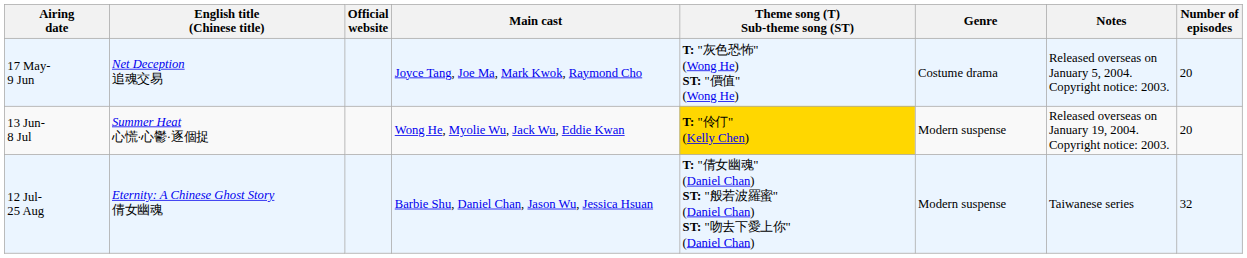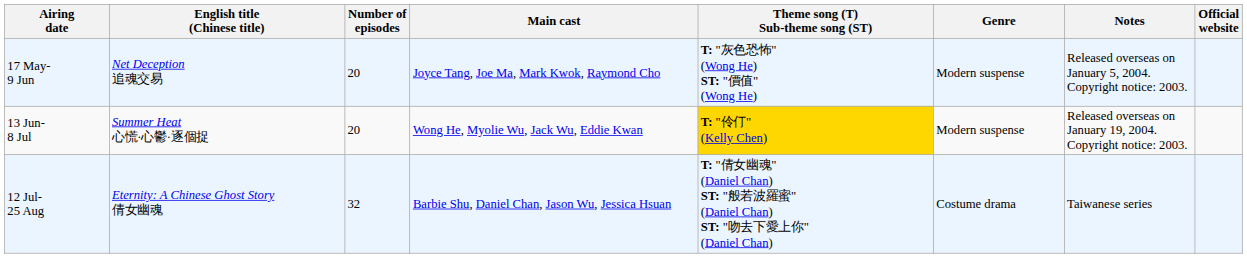columns swapped: (1210, 21) <-> (368, 21)
(958, 72) Costume drama -> (980, 72) Modern suspense
(962, 203) Modern suspense -> (976, 203) Costume drama
